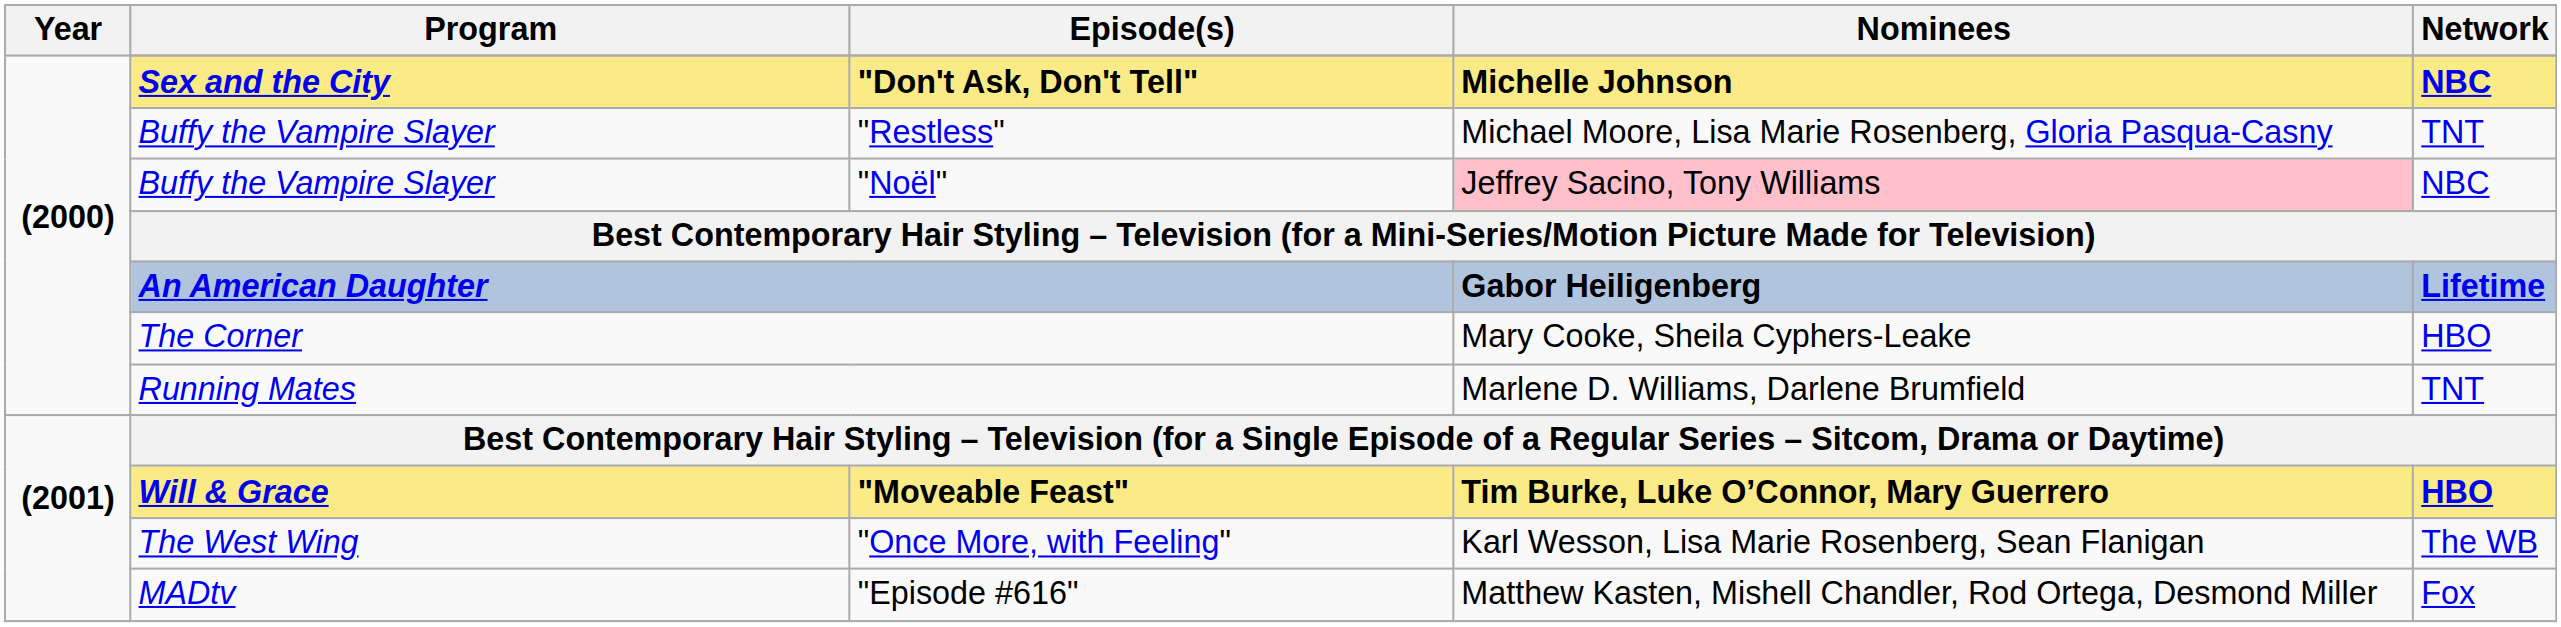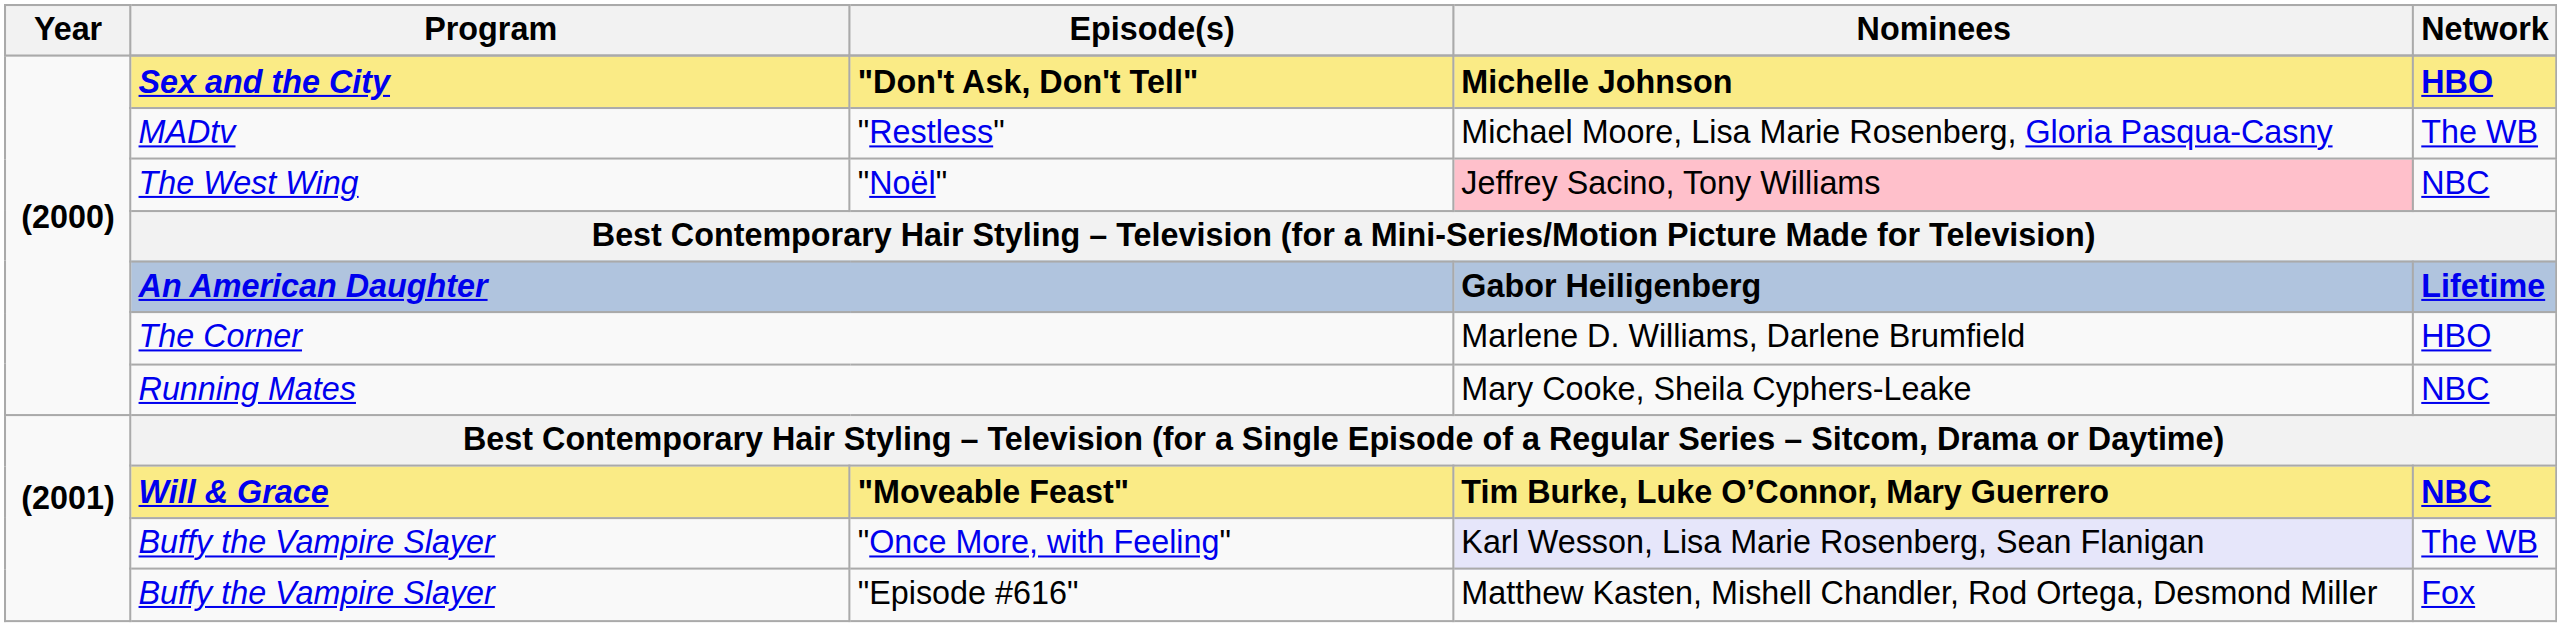(2456, 81) NBC -> (2457, 81) HBO
(317, 132) Buffy the Vampire Slayer -> (187, 132) MADtv
(2453, 132) TNT -> (2480, 132) The WB
(317, 183) Buffy the Vampire Slayer -> (249, 183) The West Wing
(1716, 337) Mary Cooke, Sheila Cyphers-Leake -> (1743, 337) Marlene D. Williams, Darlene Brumfield
(1743, 388) Marlene D. Williams, Darlene Brumfield -> (1716, 388) Mary Cooke, Sheila Cyphers-Leake
(2453, 388) TNT -> (2455, 388) NBC
(2457, 491) HBO -> (2456, 491) NBC
(249, 542) The West Wing -> (317, 542) Buffy the Vampire Slayer
(1833, 542) no background -> (1833, 542) lavender background
(187, 593) MADtv -> (317, 593) Buffy the Vampire Slayer
